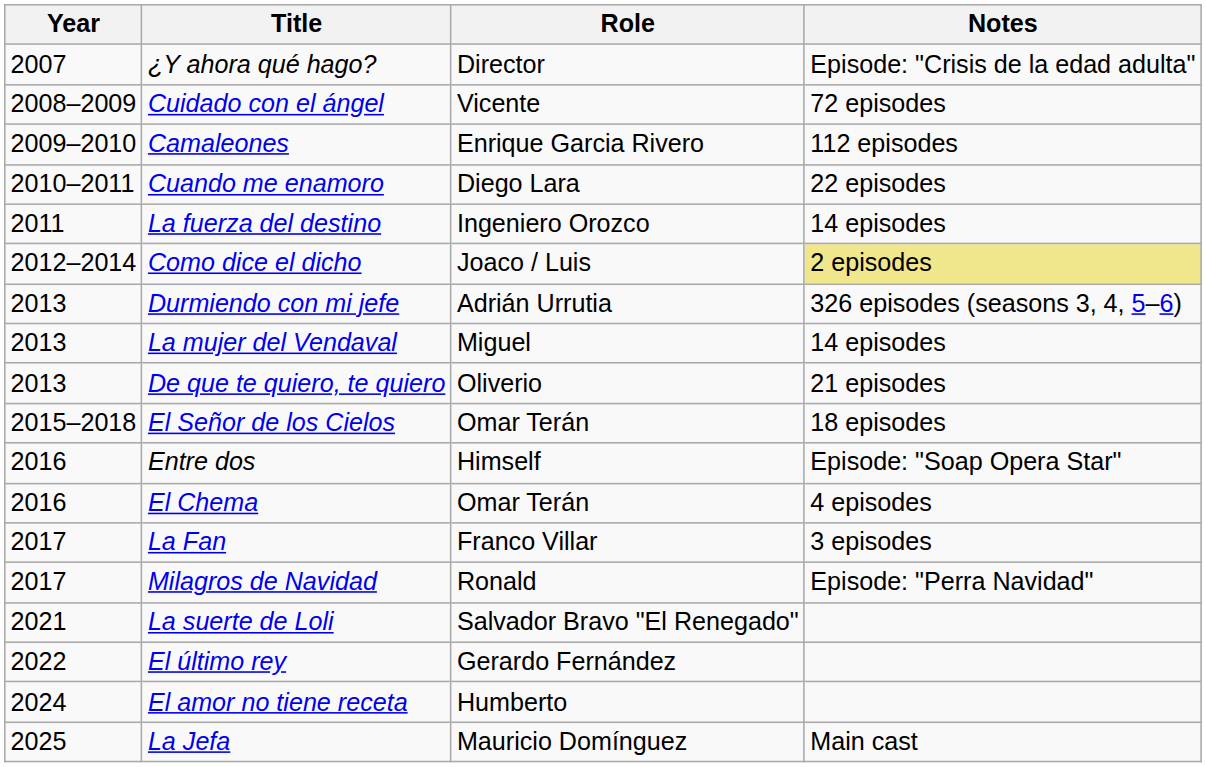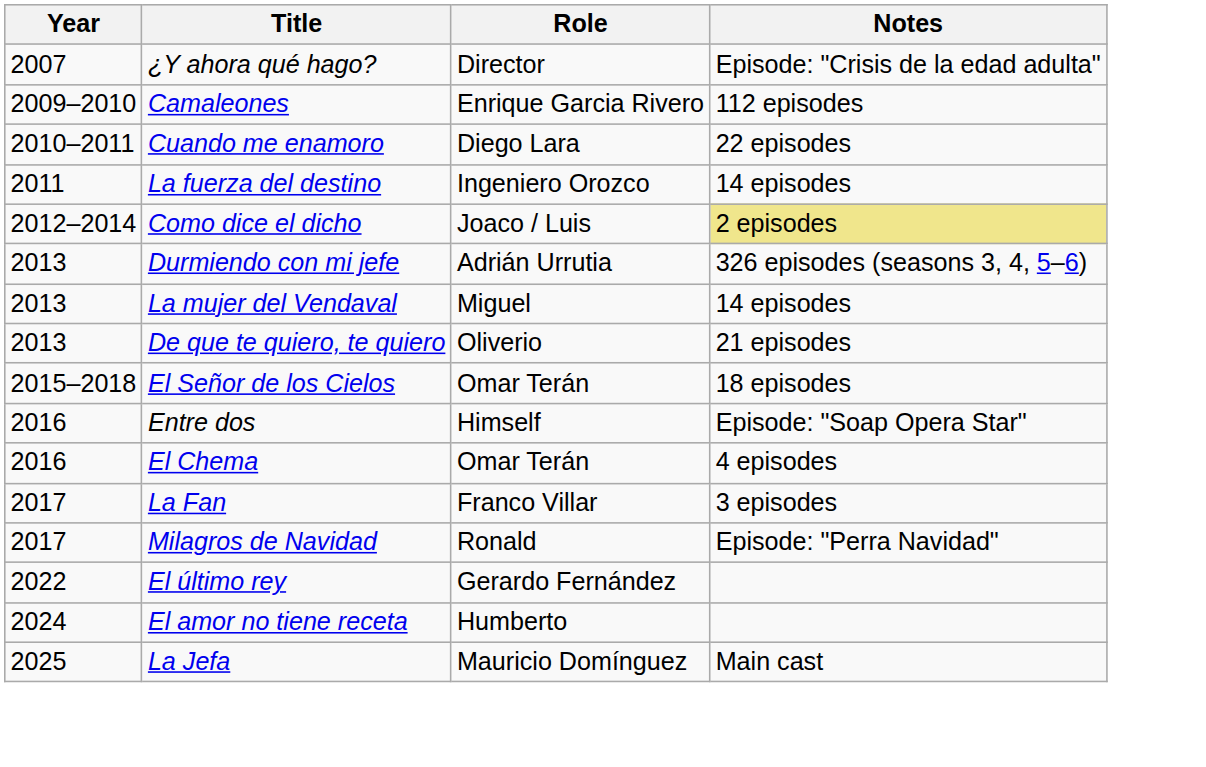- row: (266, 104)
- row: (241, 622)
